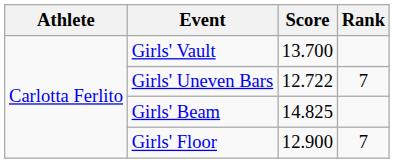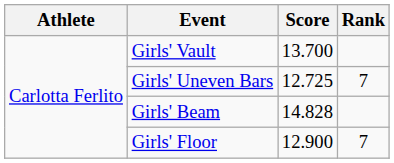(307, 81) 12.722 -> (307, 81) 12.725
(307, 112) 14.825 -> (307, 112) 14.828
